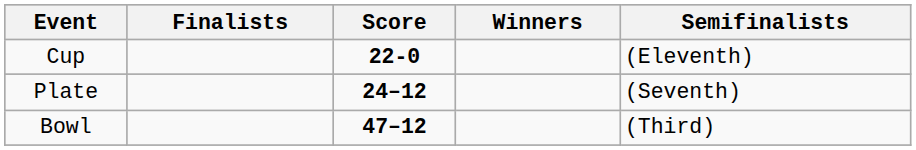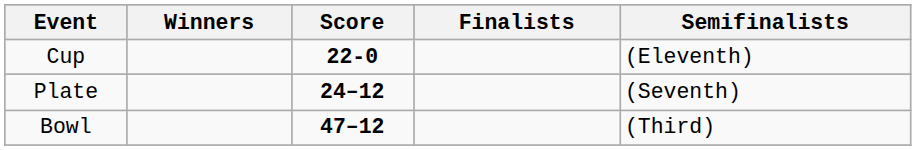columns swapped: (538, 22) <-> (230, 22)
